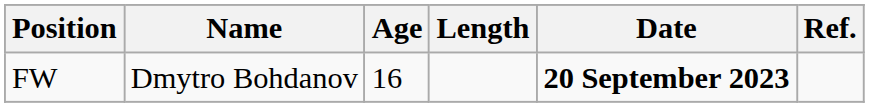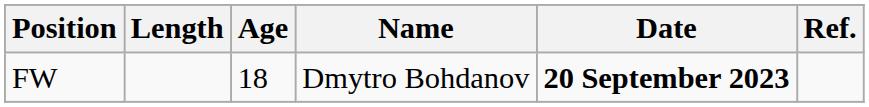columns swapped: (244, 28) <-> (483, 28)
(387, 76) 16 -> (253, 76) 18
